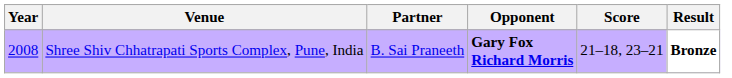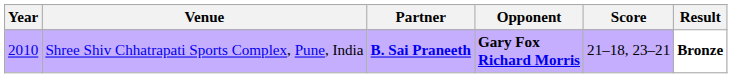(23, 51) 2008 -> (23, 51) 2010
(417, 51) normal -> (421, 51) bold
